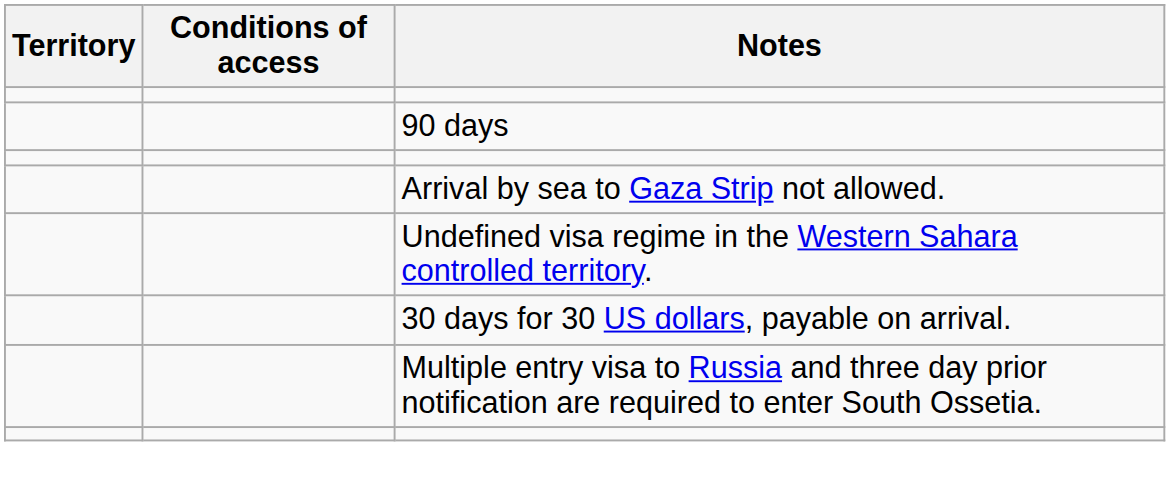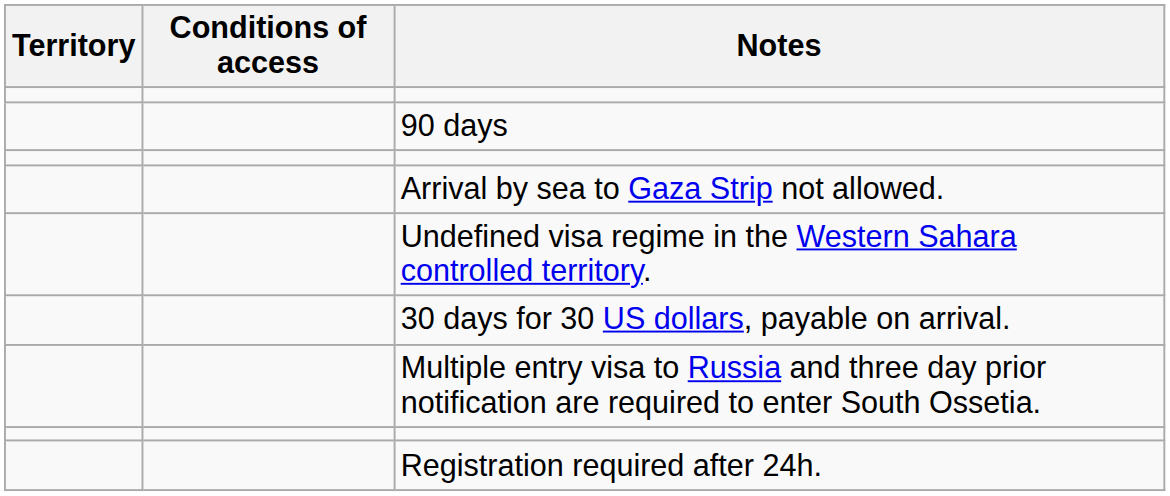+ row: (74, 465)
